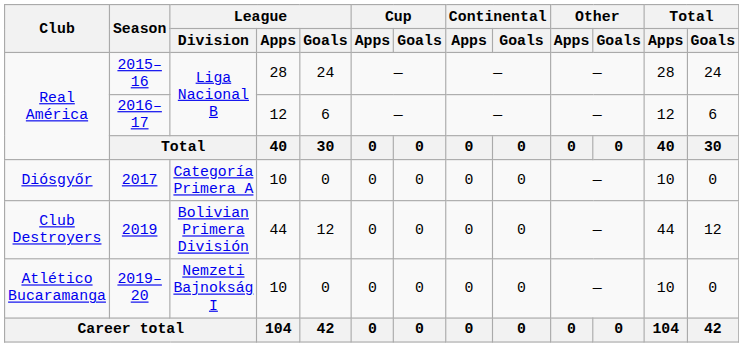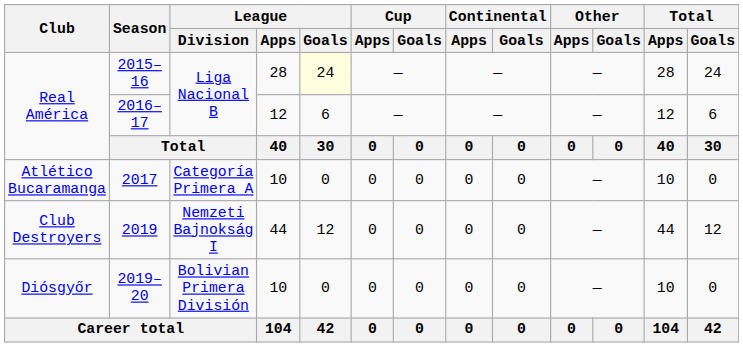(325, 74) no background -> (325, 74) lightyellow background
(57, 180) Diósgyőr -> (57, 180) Atlético Bucaramanga
(213, 230) Bolivian Primera División -> (213, 230) Nemzeti Bajnokság I
(57, 288) Atlético Bucaramanga -> (57, 288) Diósgyőr
(213, 288) Nemzeti Bajnokság I -> (213, 288) Bolivian Primera División
